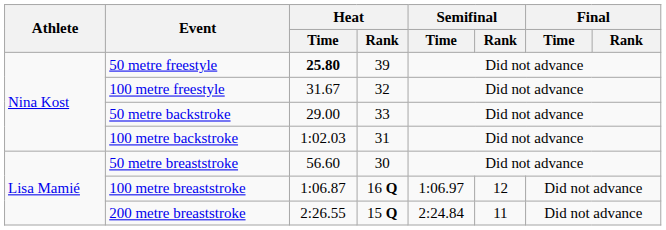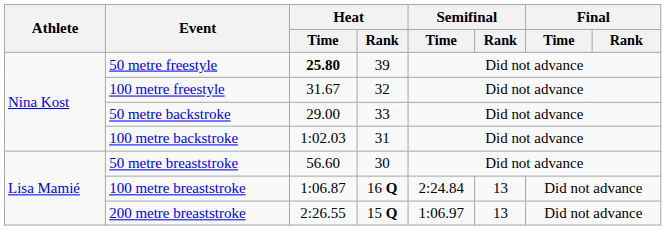(441, 188) 1:06.97 -> (441, 188) 2:24.84
(500, 188) 12 -> (500, 188) 13
(441, 213) 2:24.84 -> (441, 213) 1:06.97
(500, 213) 11 -> (500, 213) 13
